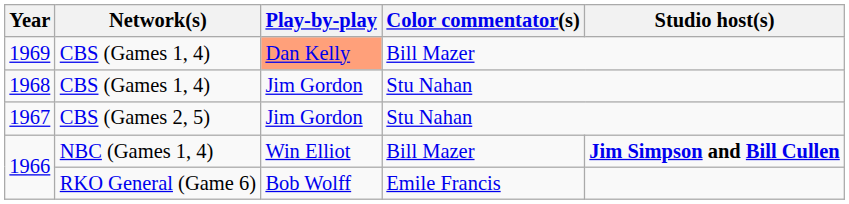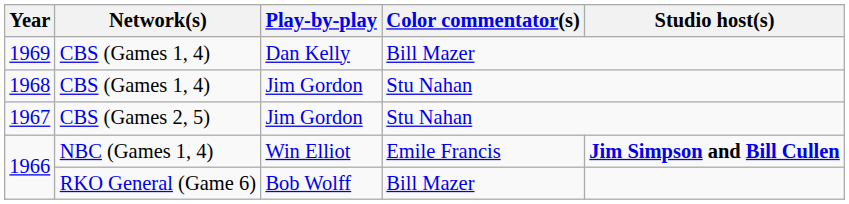(308, 53) lightsalmon background -> (308, 53) no background
(430, 150) Bill Mazer -> (444, 150) Emile Francis
(444, 183) Emile Francis -> (430, 183) Bill Mazer
